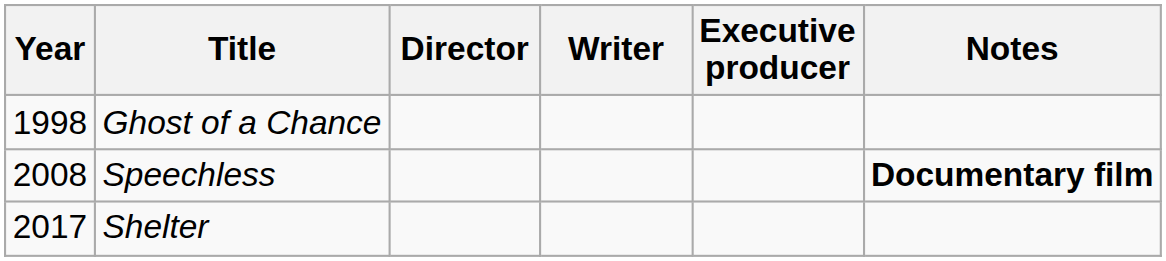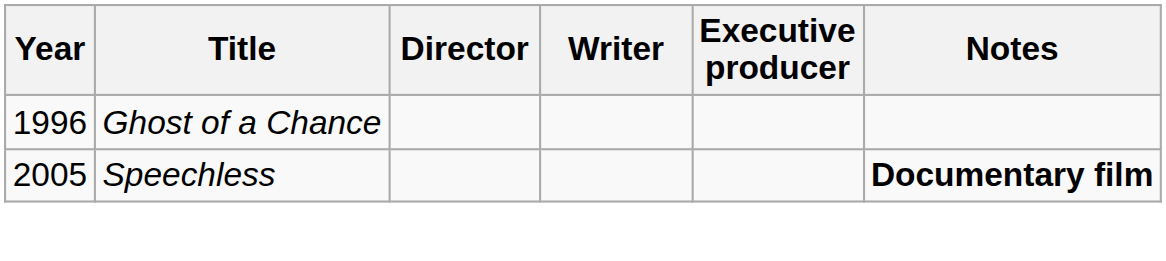(50, 121) 1998 -> (50, 121) 1996
(50, 174) 2008 -> (50, 174) 2005
- row: (156, 227)
